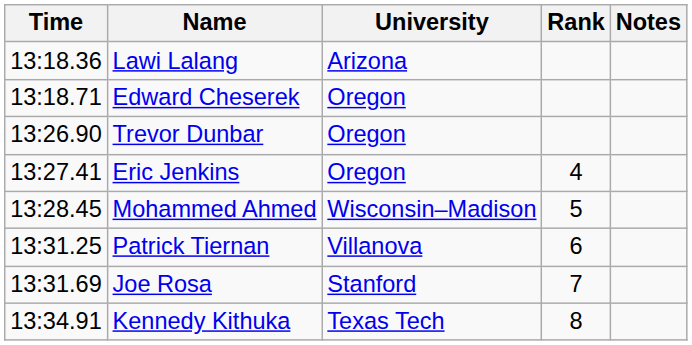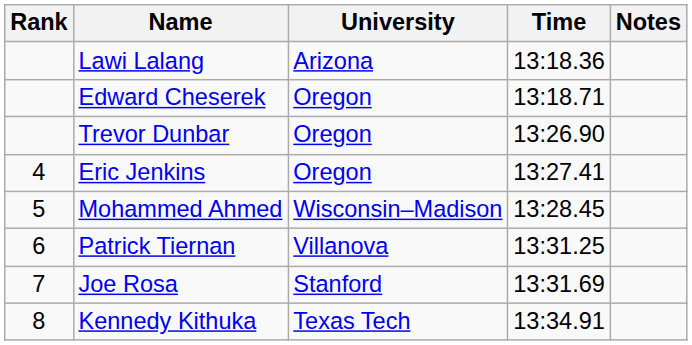columns swapped: (576, 23) <-> (56, 23)
